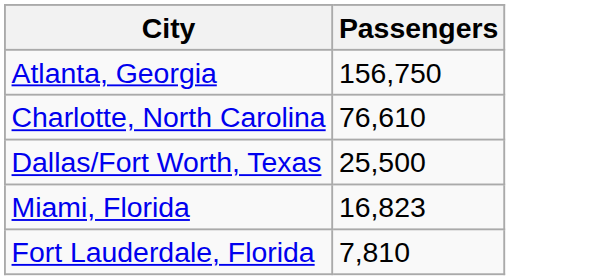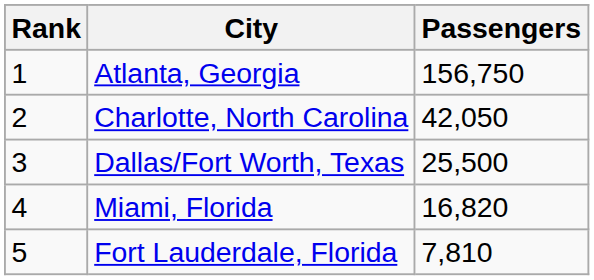+ column: (46, 28)
(382, 118) 76,610 -> (465, 118) 42,050
(382, 208) 16,823 -> (465, 208) 16,820
